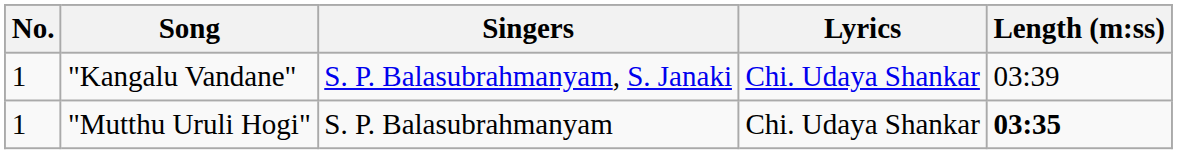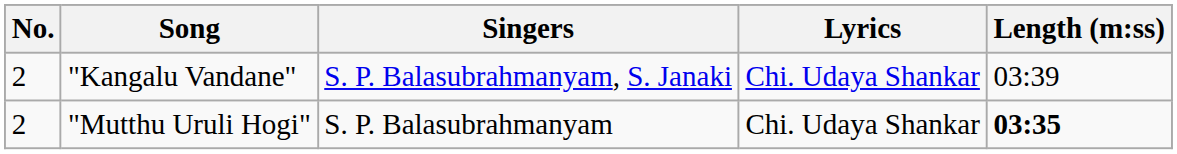(19, 76) 1 -> (19, 76) 2
(19, 124) 1 -> (19, 124) 2
